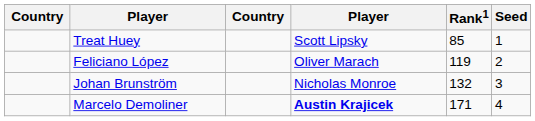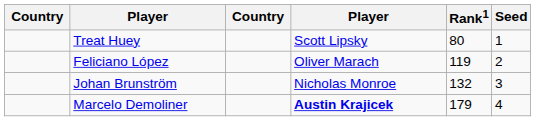(457, 40) 85 -> (457, 40) 80
(460, 105) 171 -> (460, 105) 179
